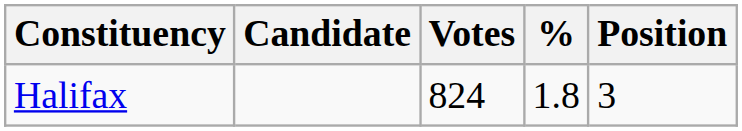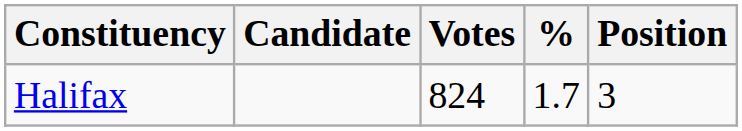(556, 94) 1.8 -> (556, 94) 1.7
